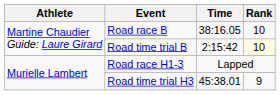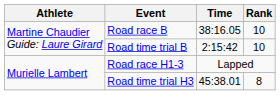(259, 47) lightyellow background -> (259, 47) no background
(259, 82) 9 -> (259, 82) 8
